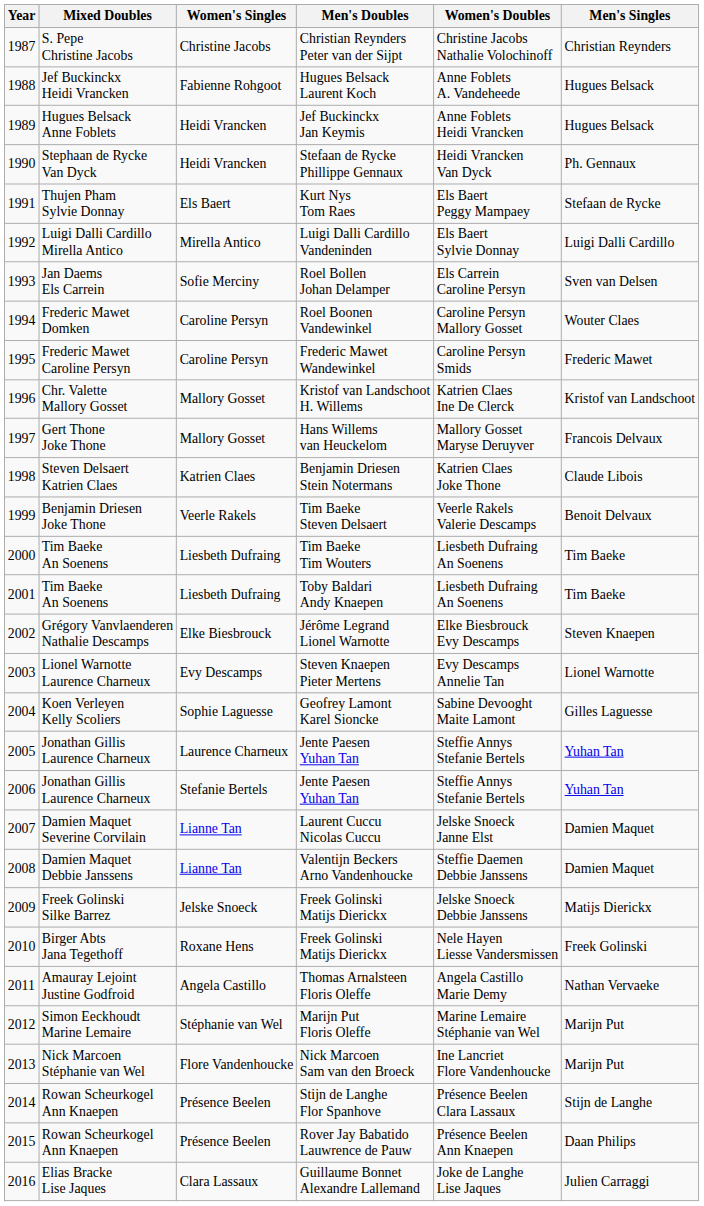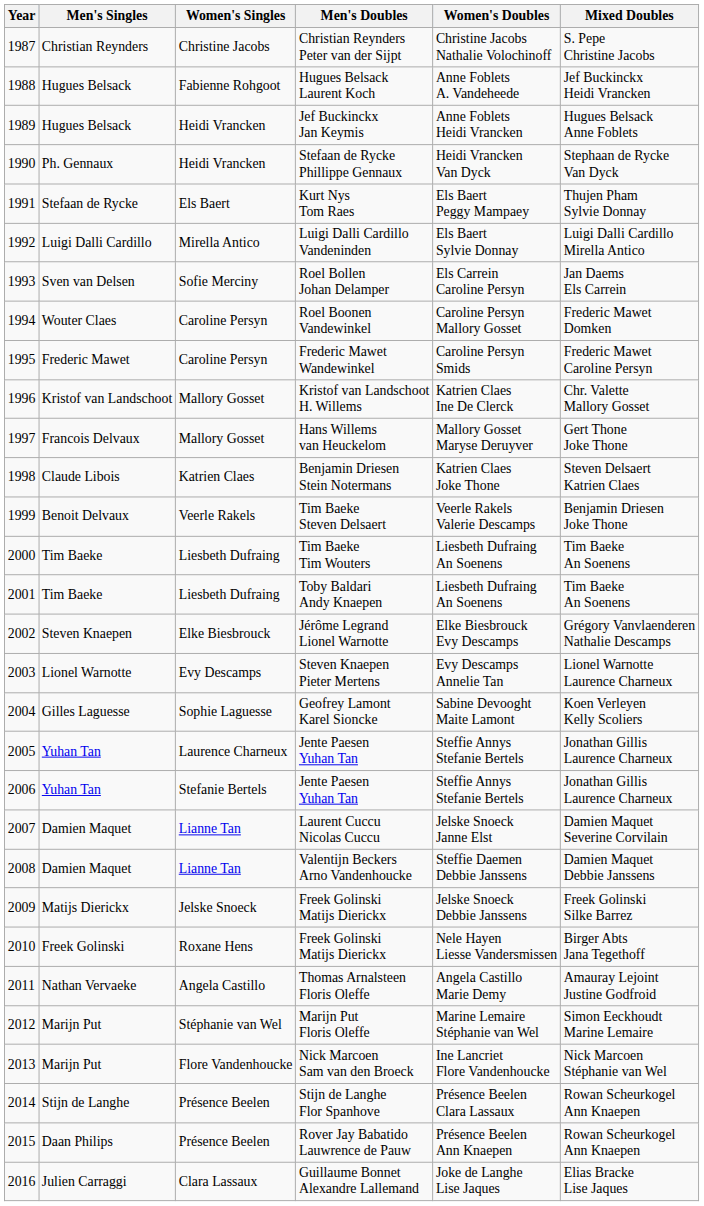columns swapped: (630, 16) <-> (107, 16)
